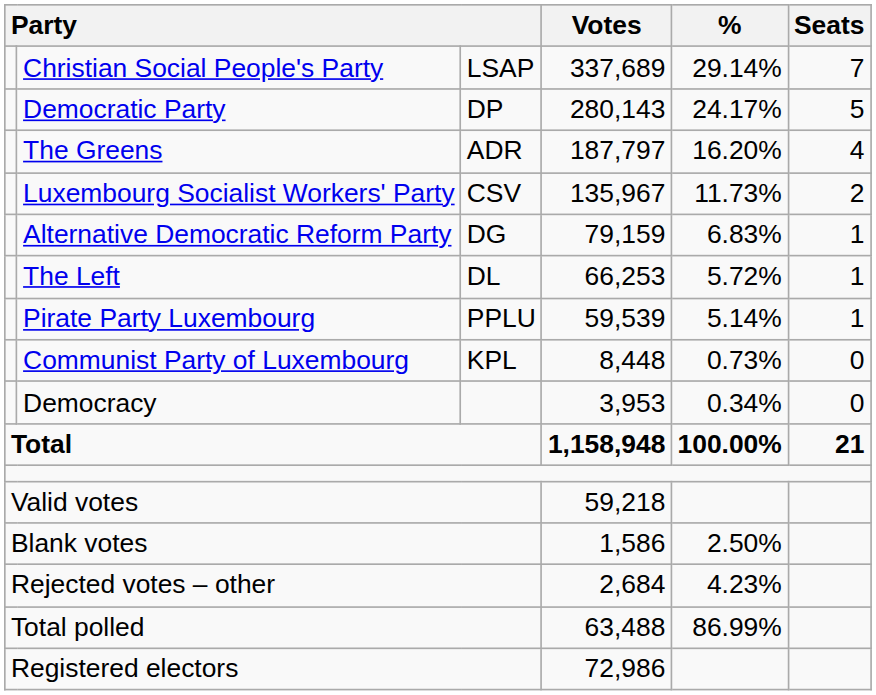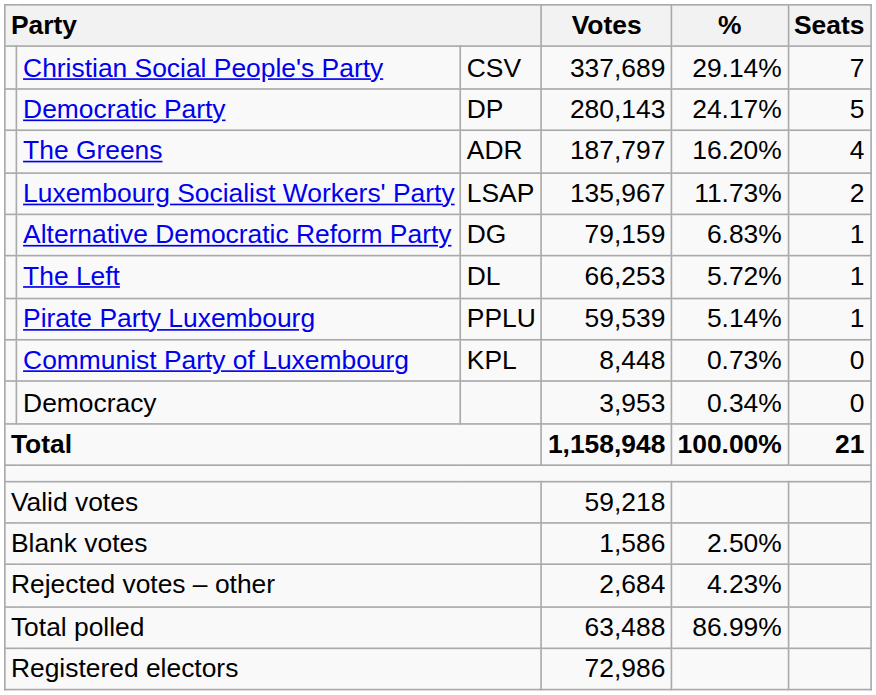(501, 67) LSAP -> (494, 67) CSV
(494, 192) CSV -> (501, 192) LSAP
